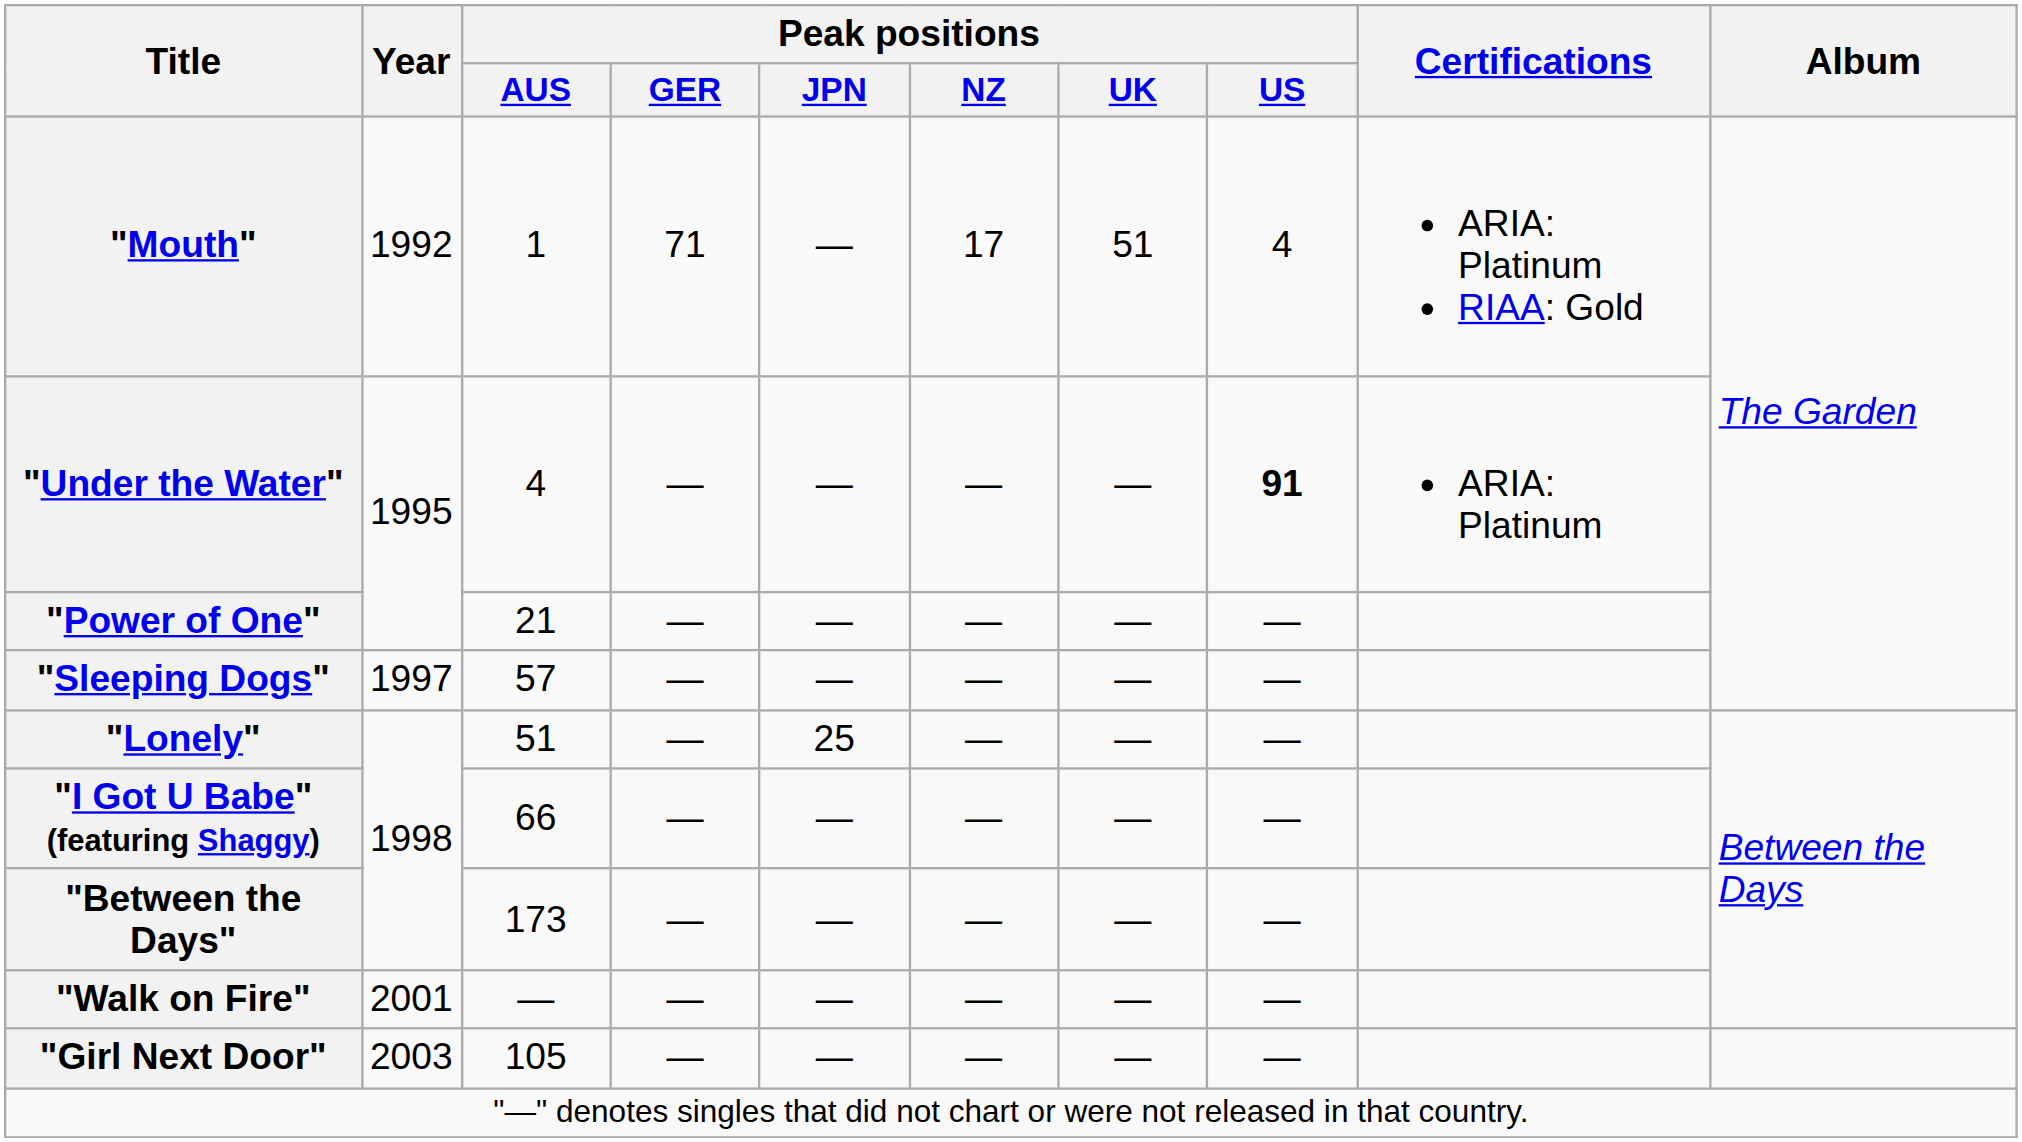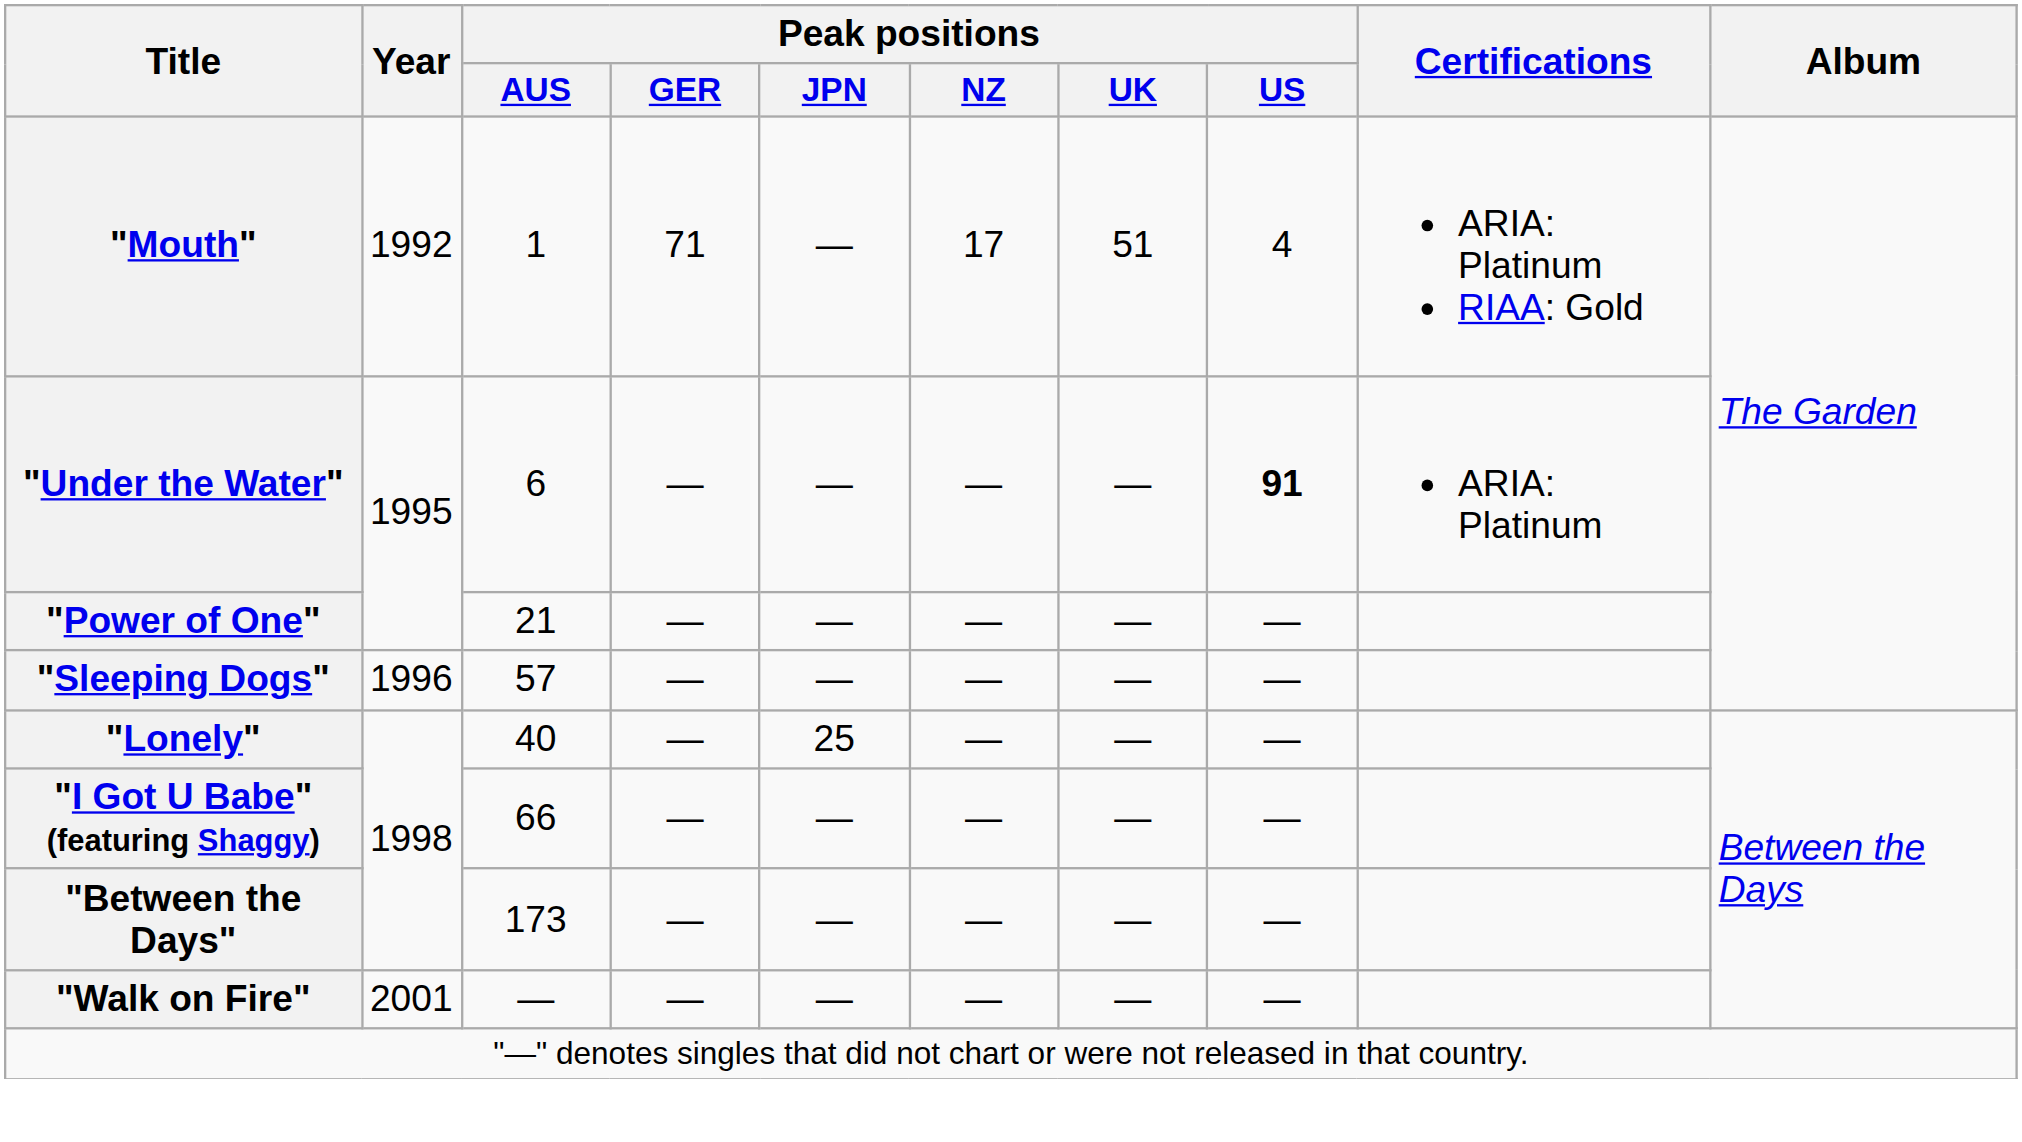(536, 482) 4 -> (536, 482) 6
(411, 679) 1997 -> (411, 679) 1996
(536, 738) 51 -> (536, 738) 40
- row: (183, 1057)
